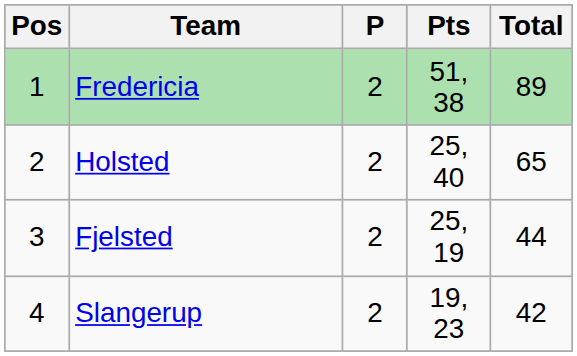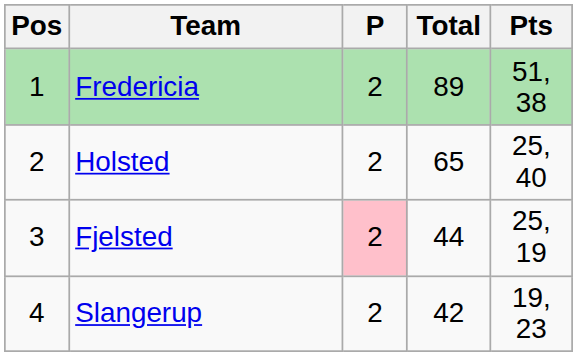columns swapped: (449, 26) <-> (531, 26)
(375, 237) no background -> (375, 237) pink background
